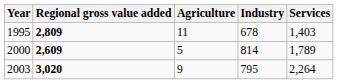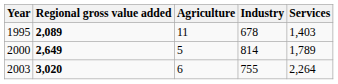(49, 32) 2,809 -> (49, 32) 2,089
(49, 50) 2,609 -> (49, 50) 2,649
(180, 69) 9 -> (180, 69) 6
(249, 69) 795 -> (249, 69) 755
